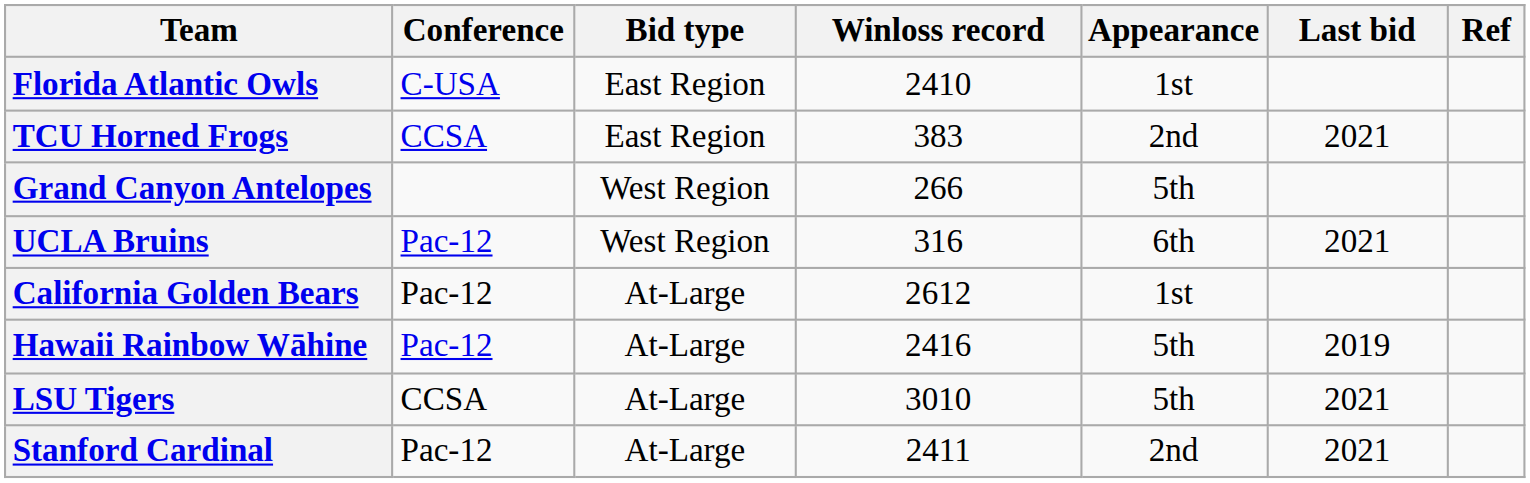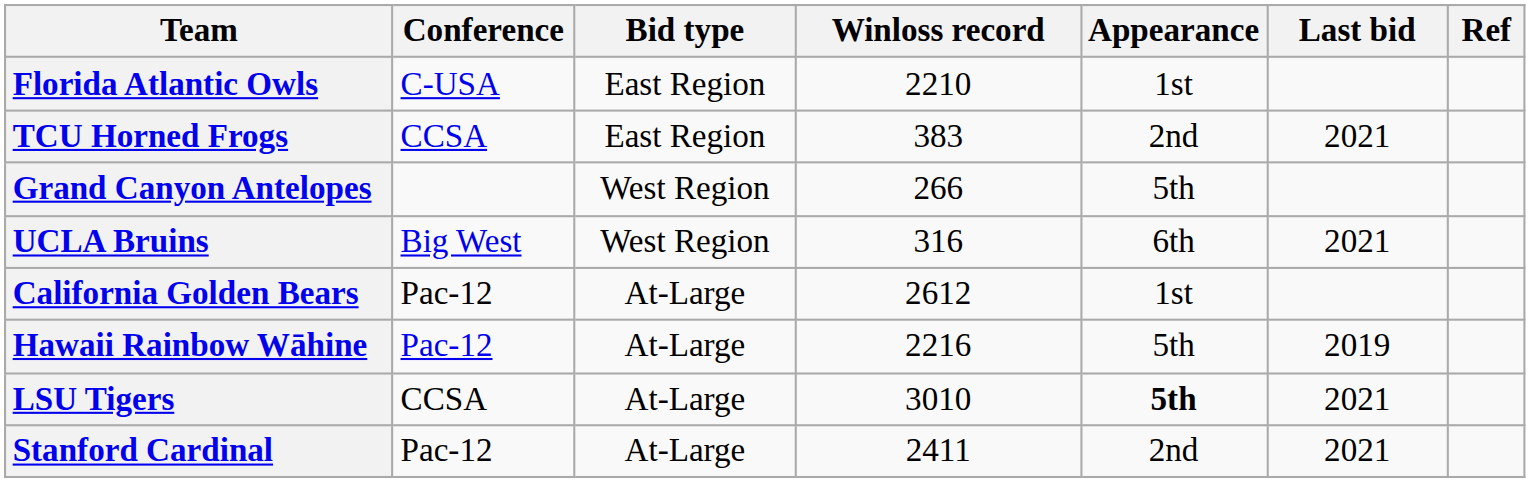(938, 83) 2410 -> (938, 83) 2210
(447, 240) Pac-12 -> (461, 240) Big West
(938, 345) 2416 -> (938, 345) 2216
(1174, 398) normal -> (1174, 398) bold
